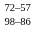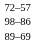+ row: (18, 36)
